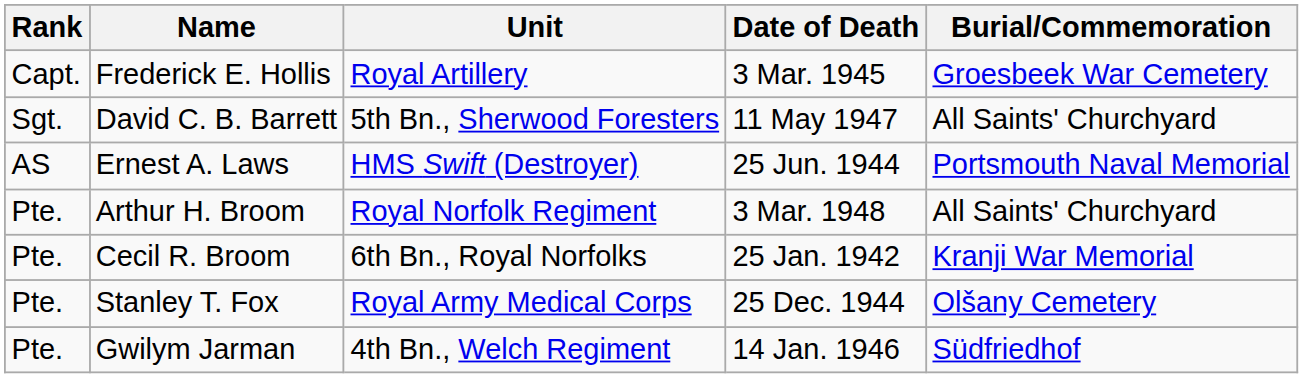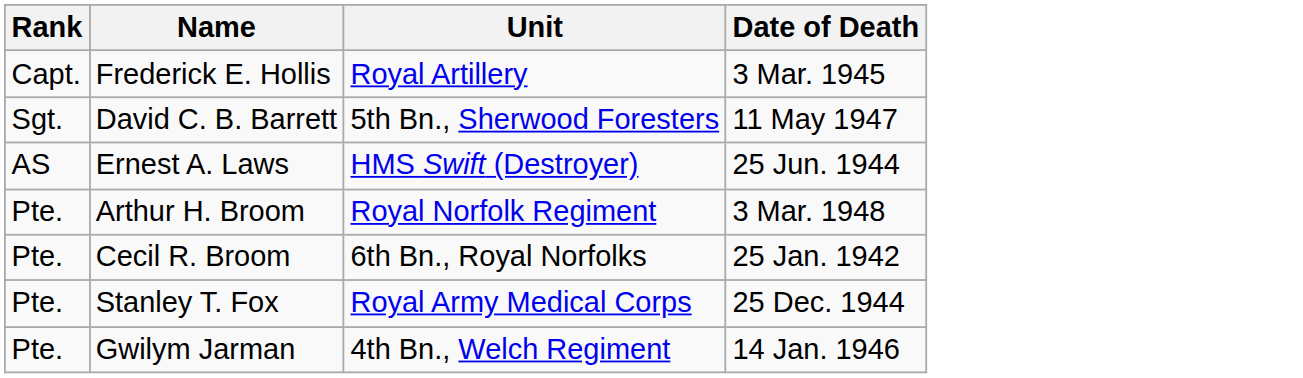- column: (1111, 27)
